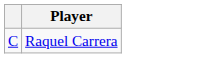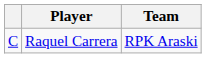+ column: (161, 16)
